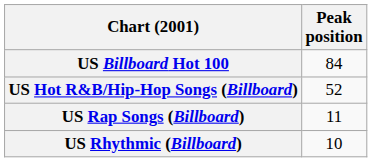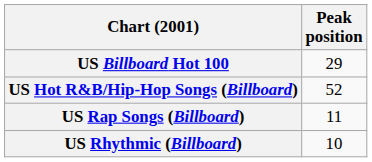(334, 63) 84 -> (334, 63) 29
